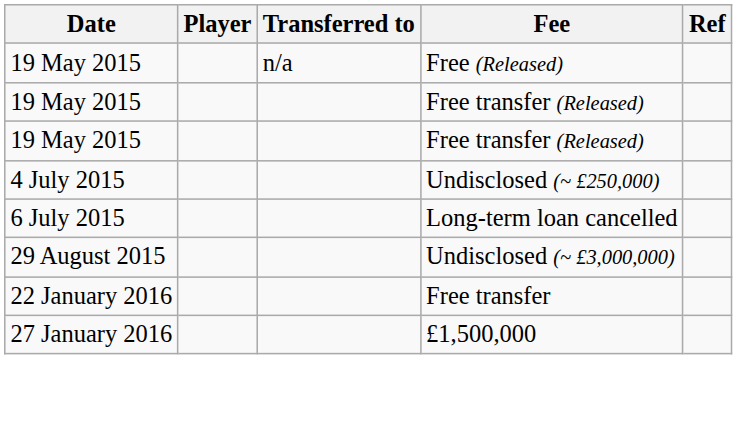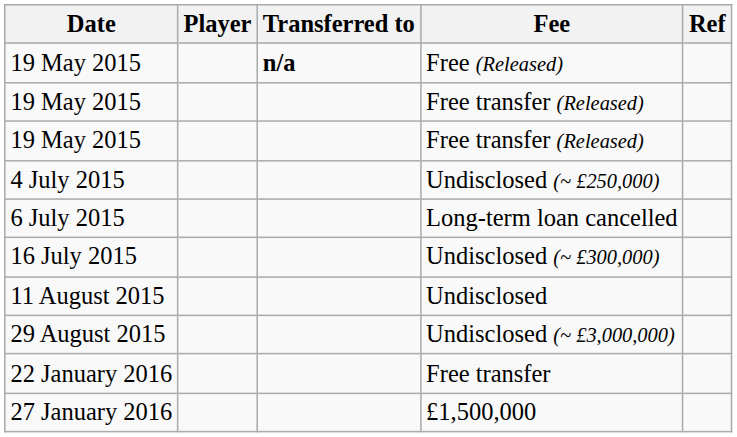(278, 62) normal -> (279, 62) bold
+ row: (74, 256)
+ row: (87, 295)
